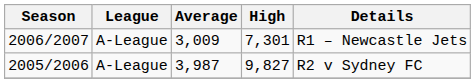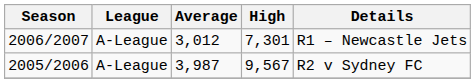(197, 41) 3,009 -> (197, 41) 3,012
(267, 65) 9,827 -> (267, 65) 9,567
